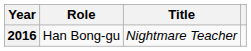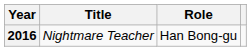columns swapped: (182, 14) <-> (81, 14)
